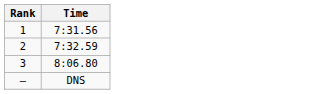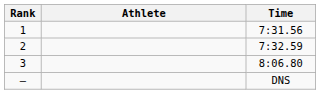+ column: (144, 13)
